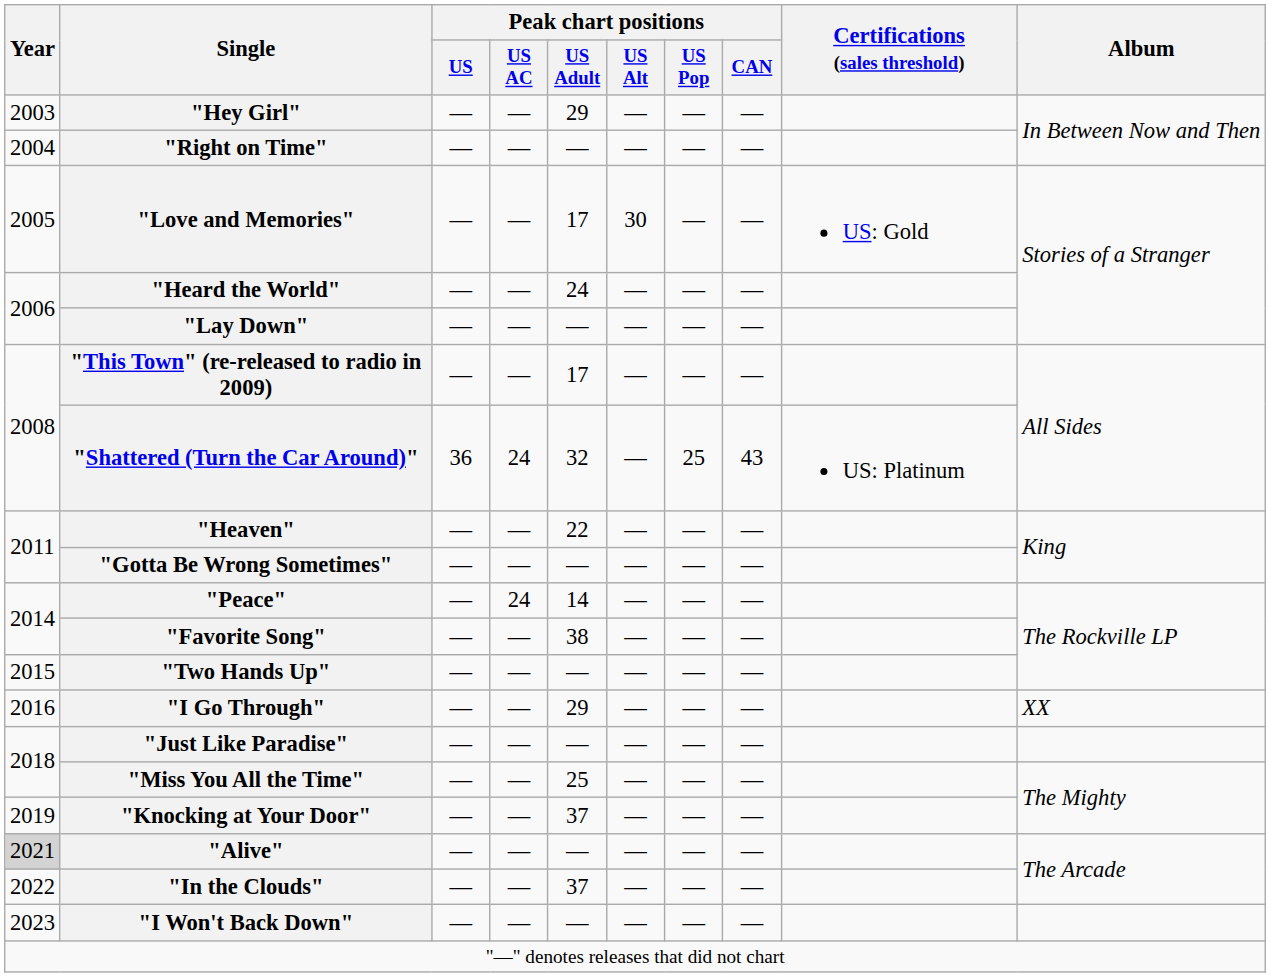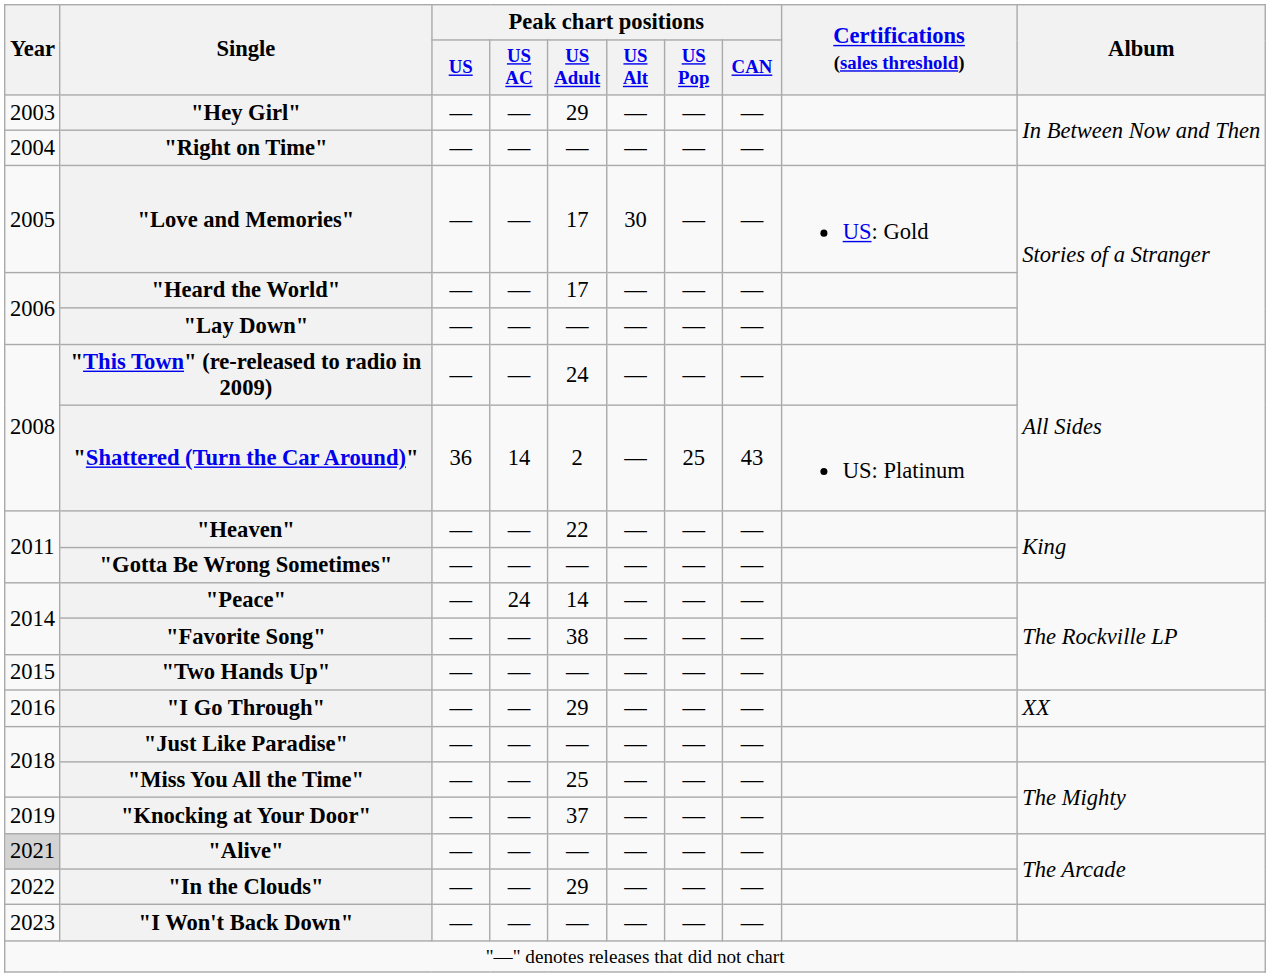(577, 290) 24 -> (577, 290) 17
(577, 374) 17 -> (577, 374) 24
(519, 457) 24 -> (519, 457) 14
(577, 457) 32 -> (577, 457) 2
(577, 886) 37 -> (577, 886) 29
